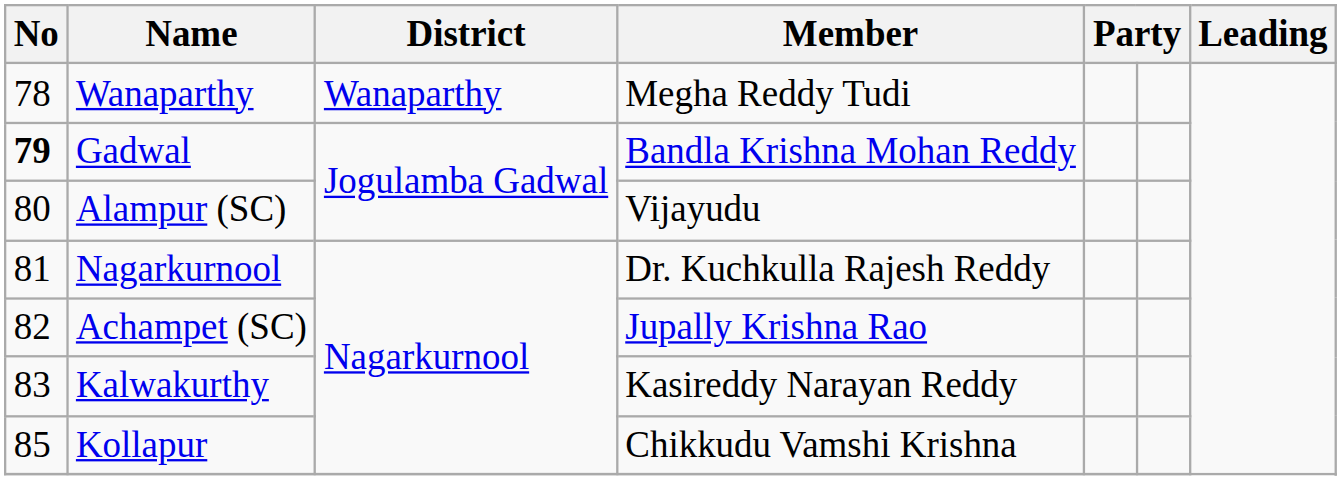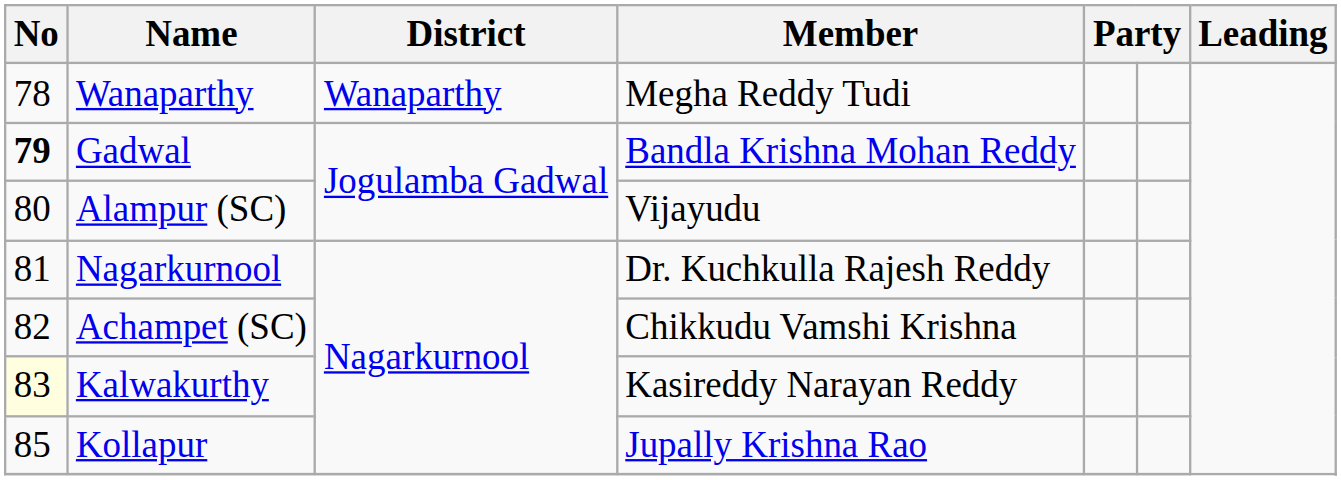(776, 326) Jupally Krishna Rao -> (821, 326) Chikkudu Vamshi Krishna
(32, 385) no background -> (32, 385) lightyellow background
(821, 444) Chikkudu Vamshi Krishna -> (776, 444) Jupally Krishna Rao
